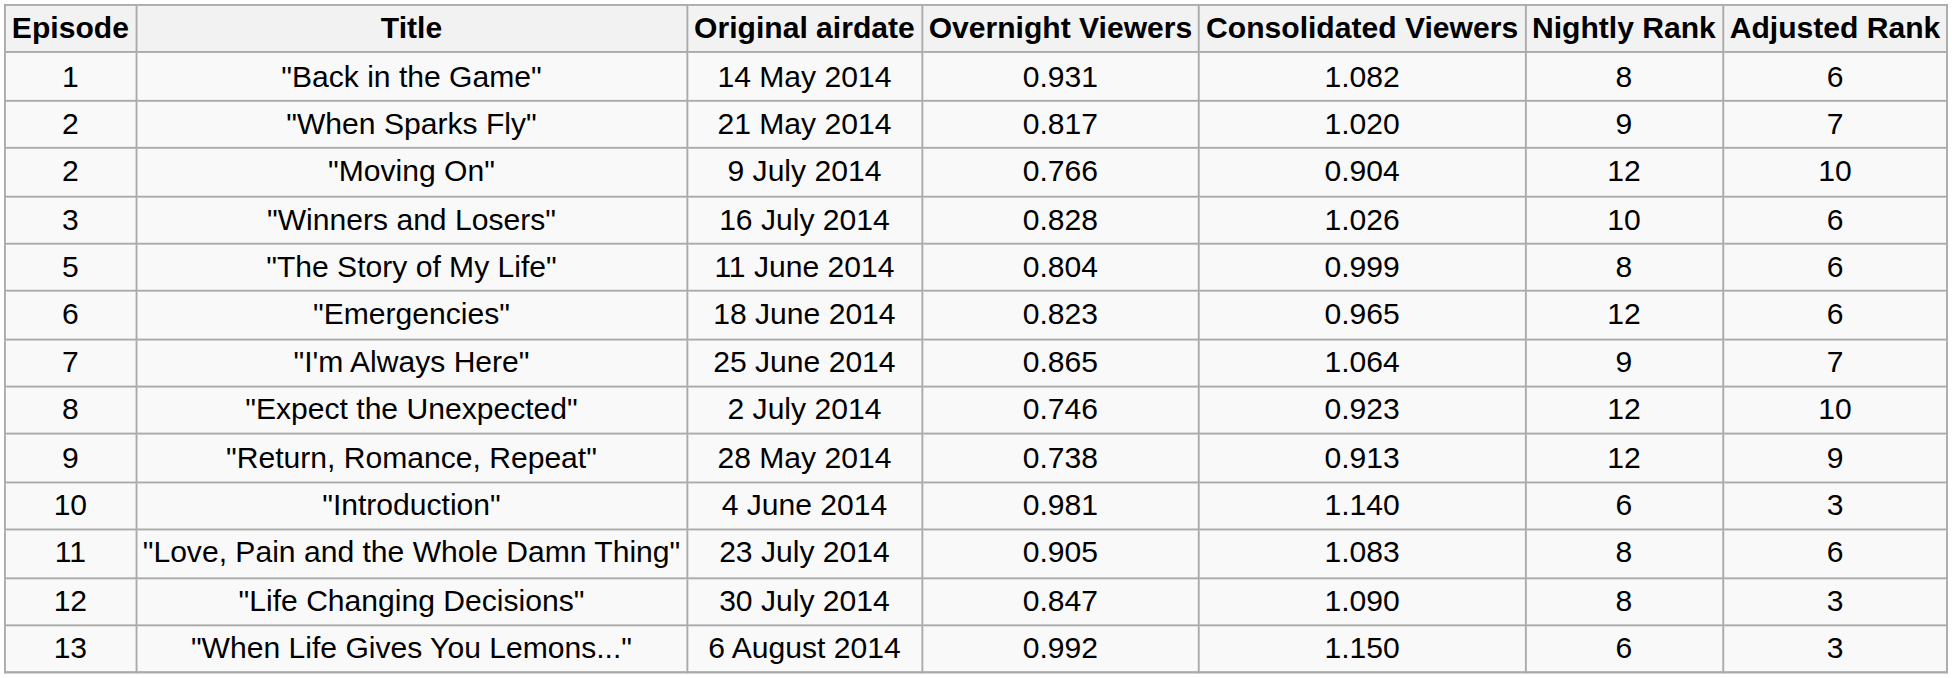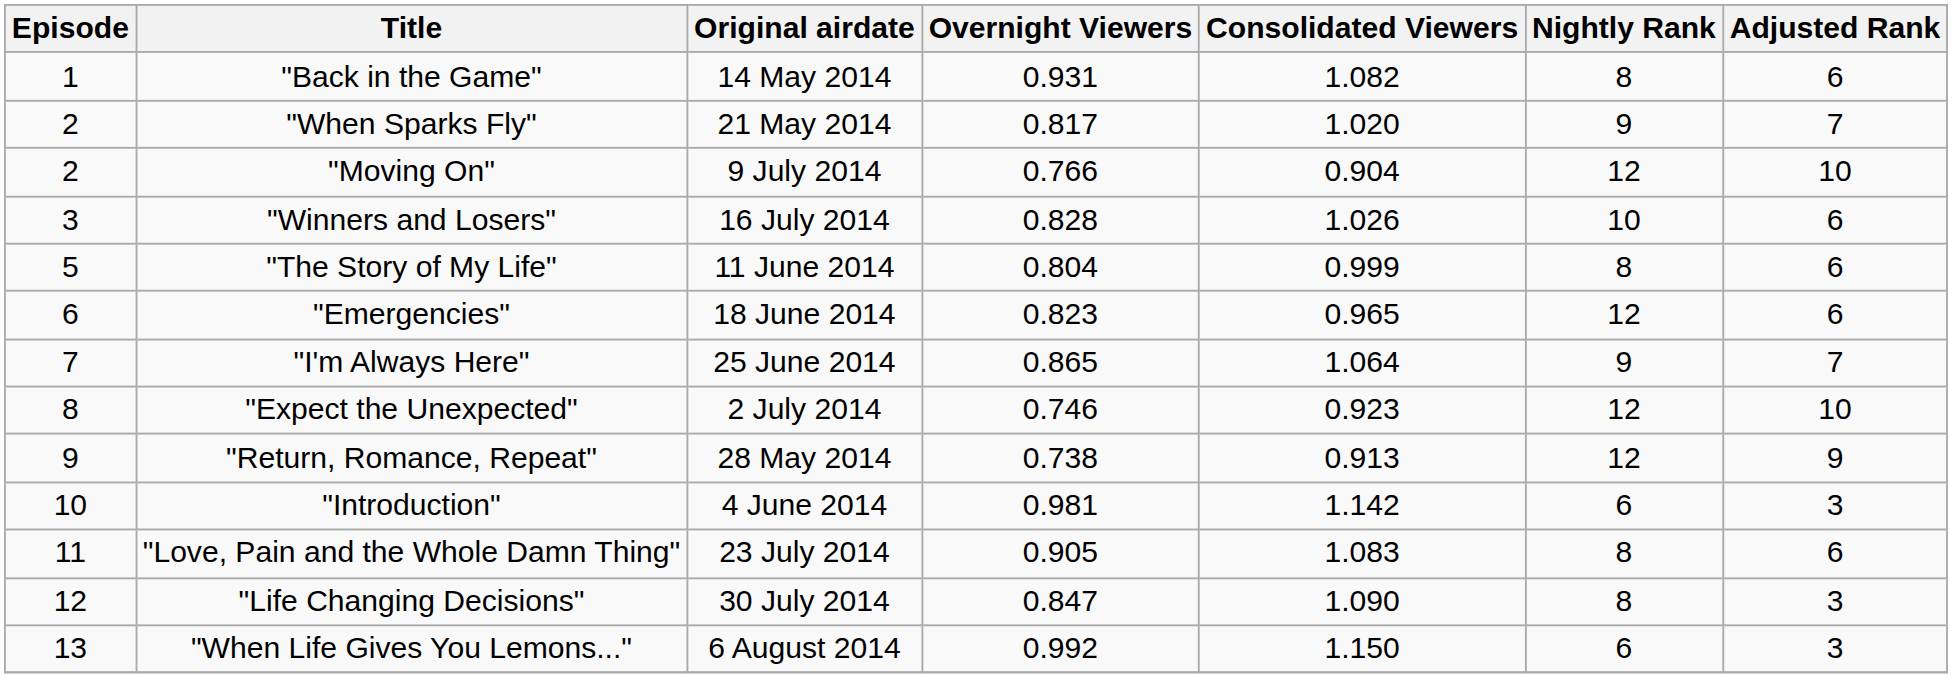(1362, 505) 1.140 -> (1362, 505) 1.142
